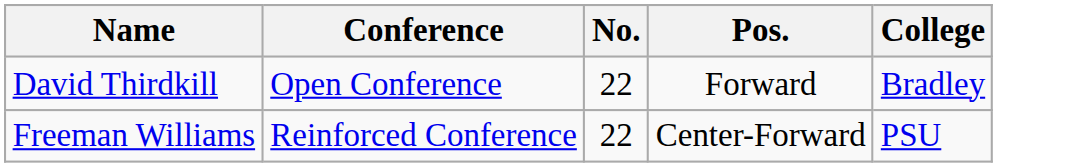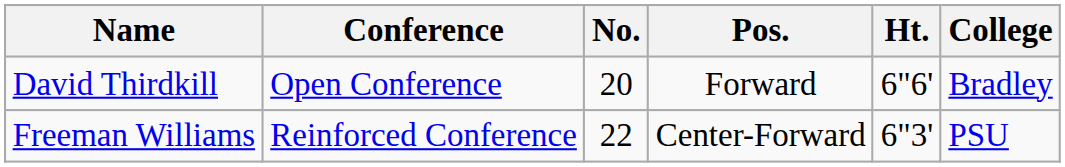+ column: (907, 30)
(616, 82) 22 -> (616, 82) 20
